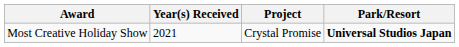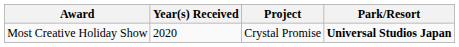(165, 33) 2021 -> (165, 33) 2020
